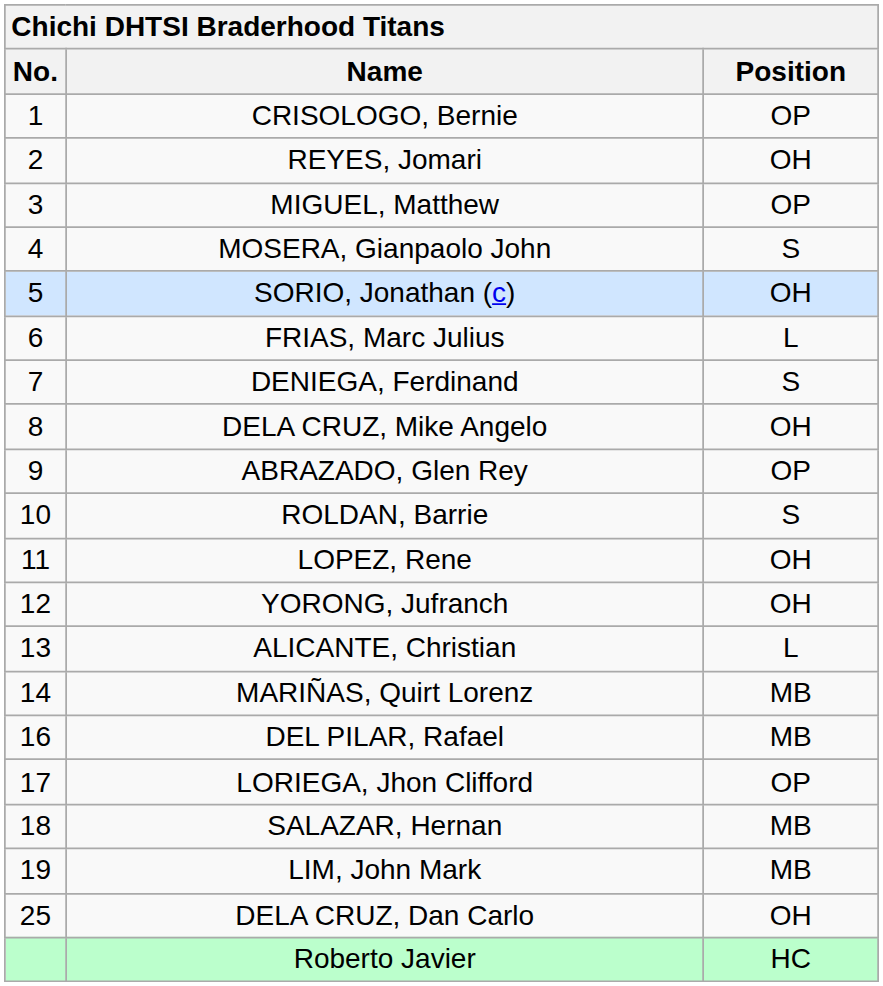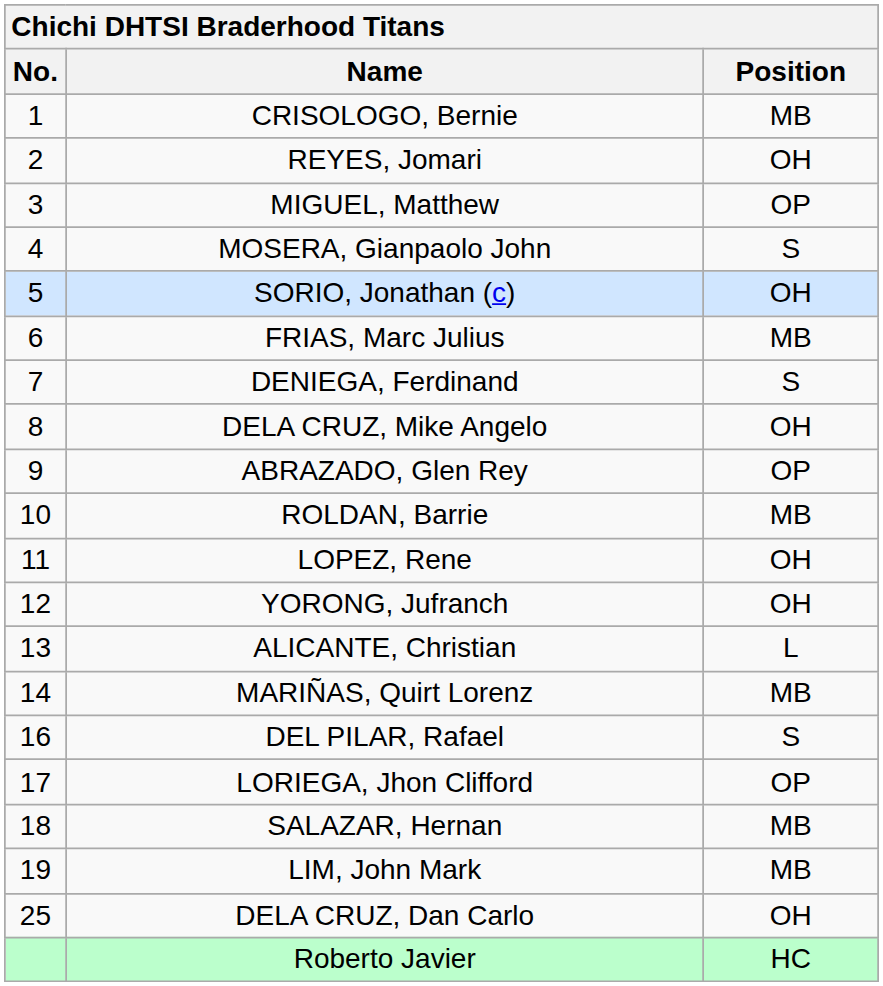(791, 115) OP -> (791, 115) MB
(791, 337) L -> (791, 337) MB
(791, 515) S -> (791, 515) MB
(791, 737) MB -> (791, 737) S
